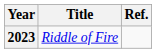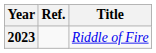columns swapped: (80, 15) <-> (137, 15)
